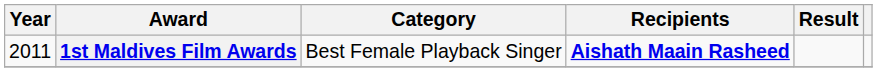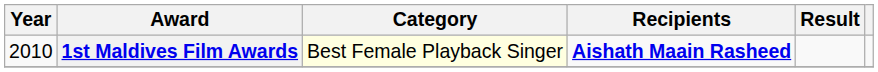(30, 50) 2011 -> (31, 50) 2010
(434, 50) no background -> (435, 50) lightyellow background
